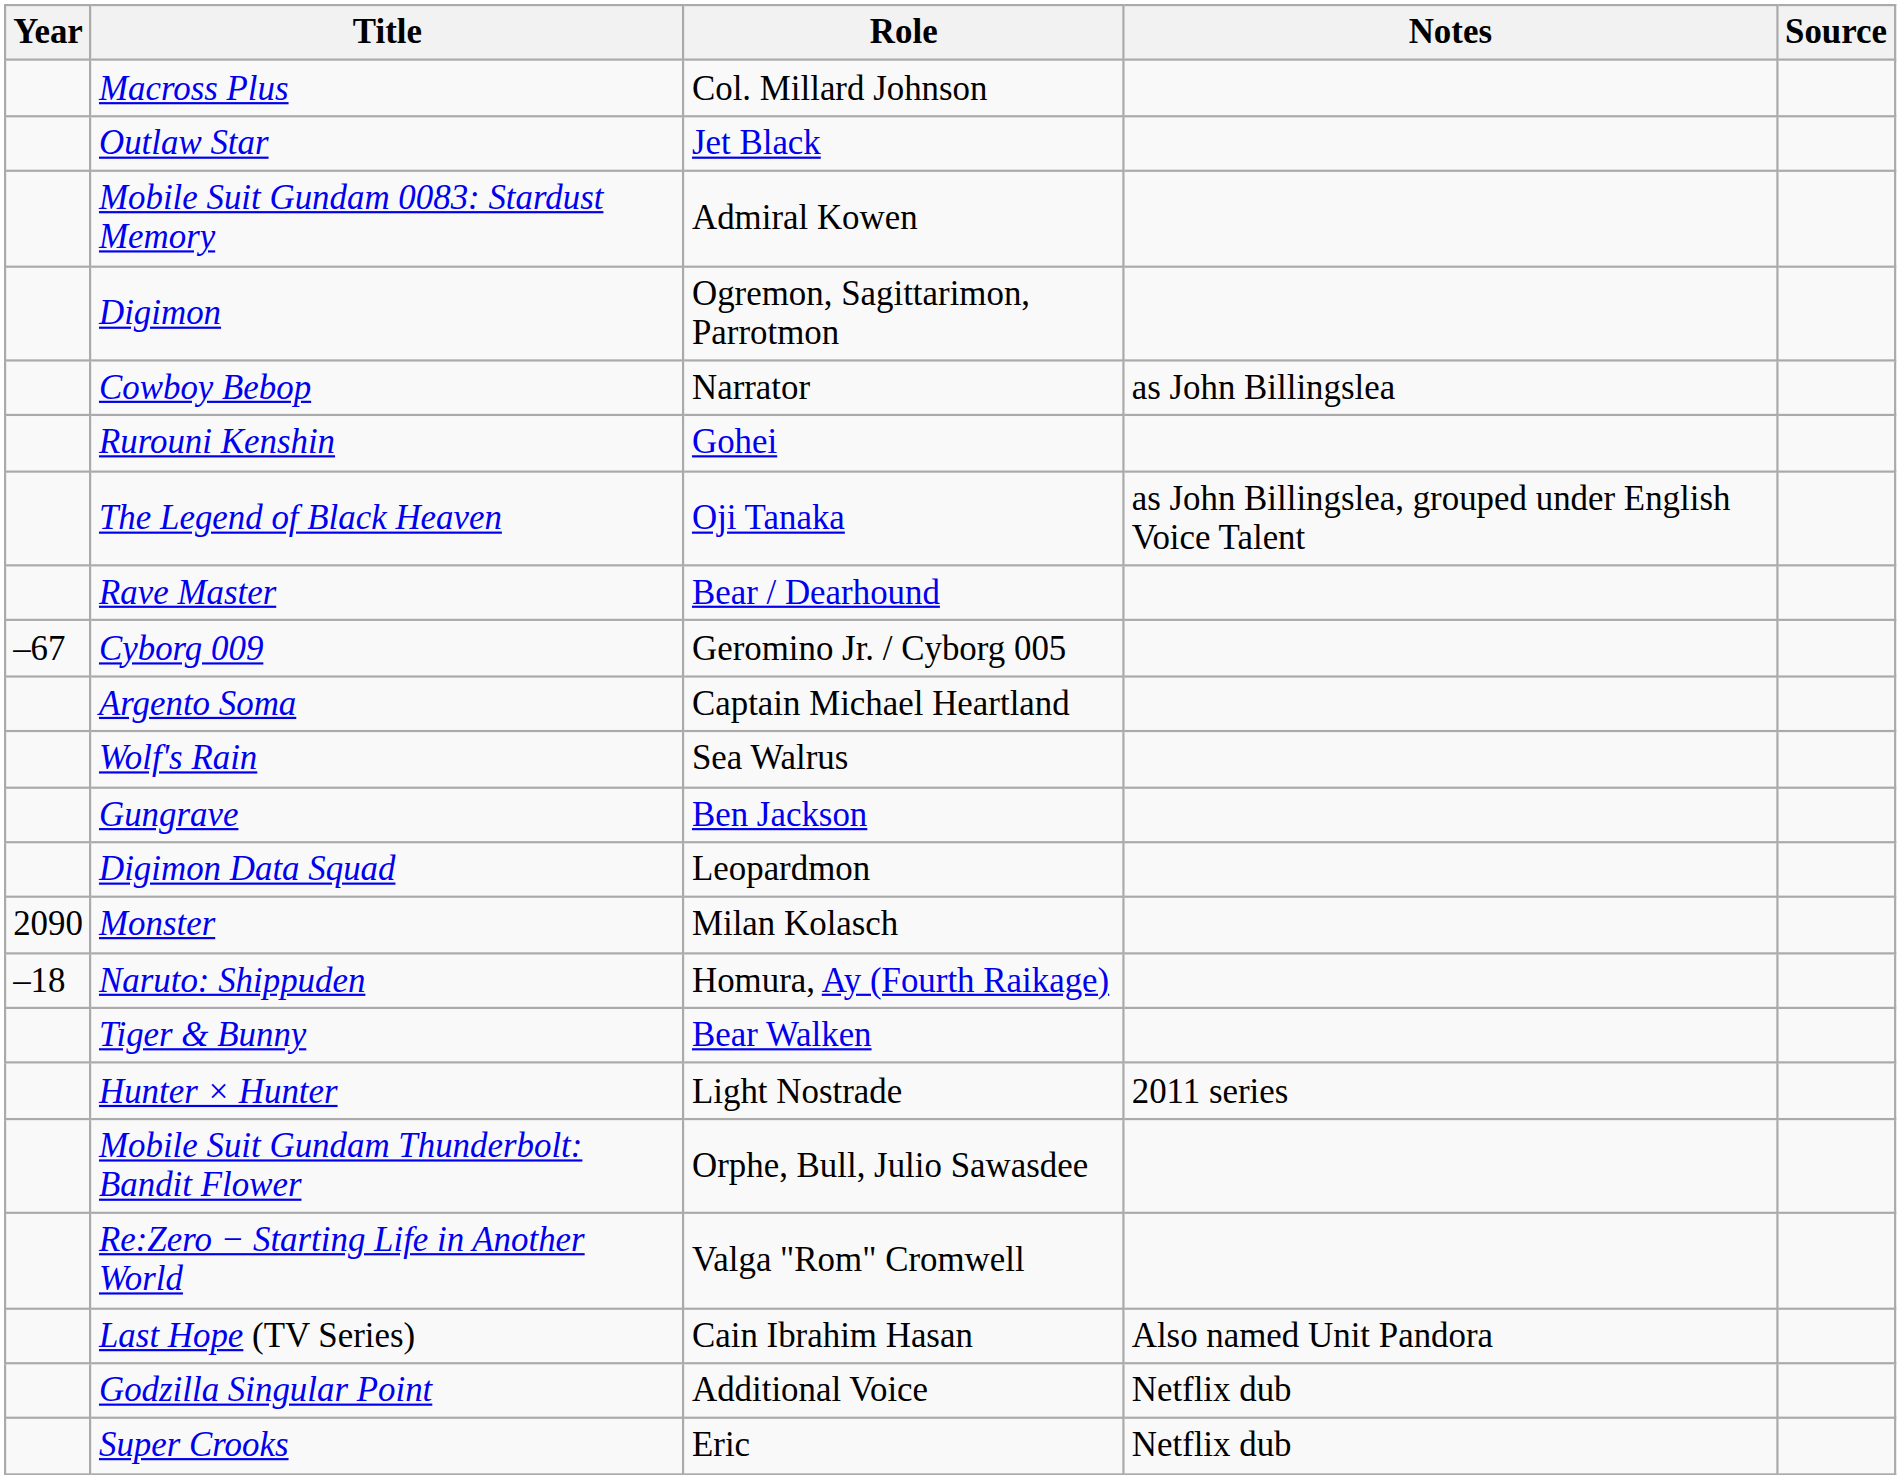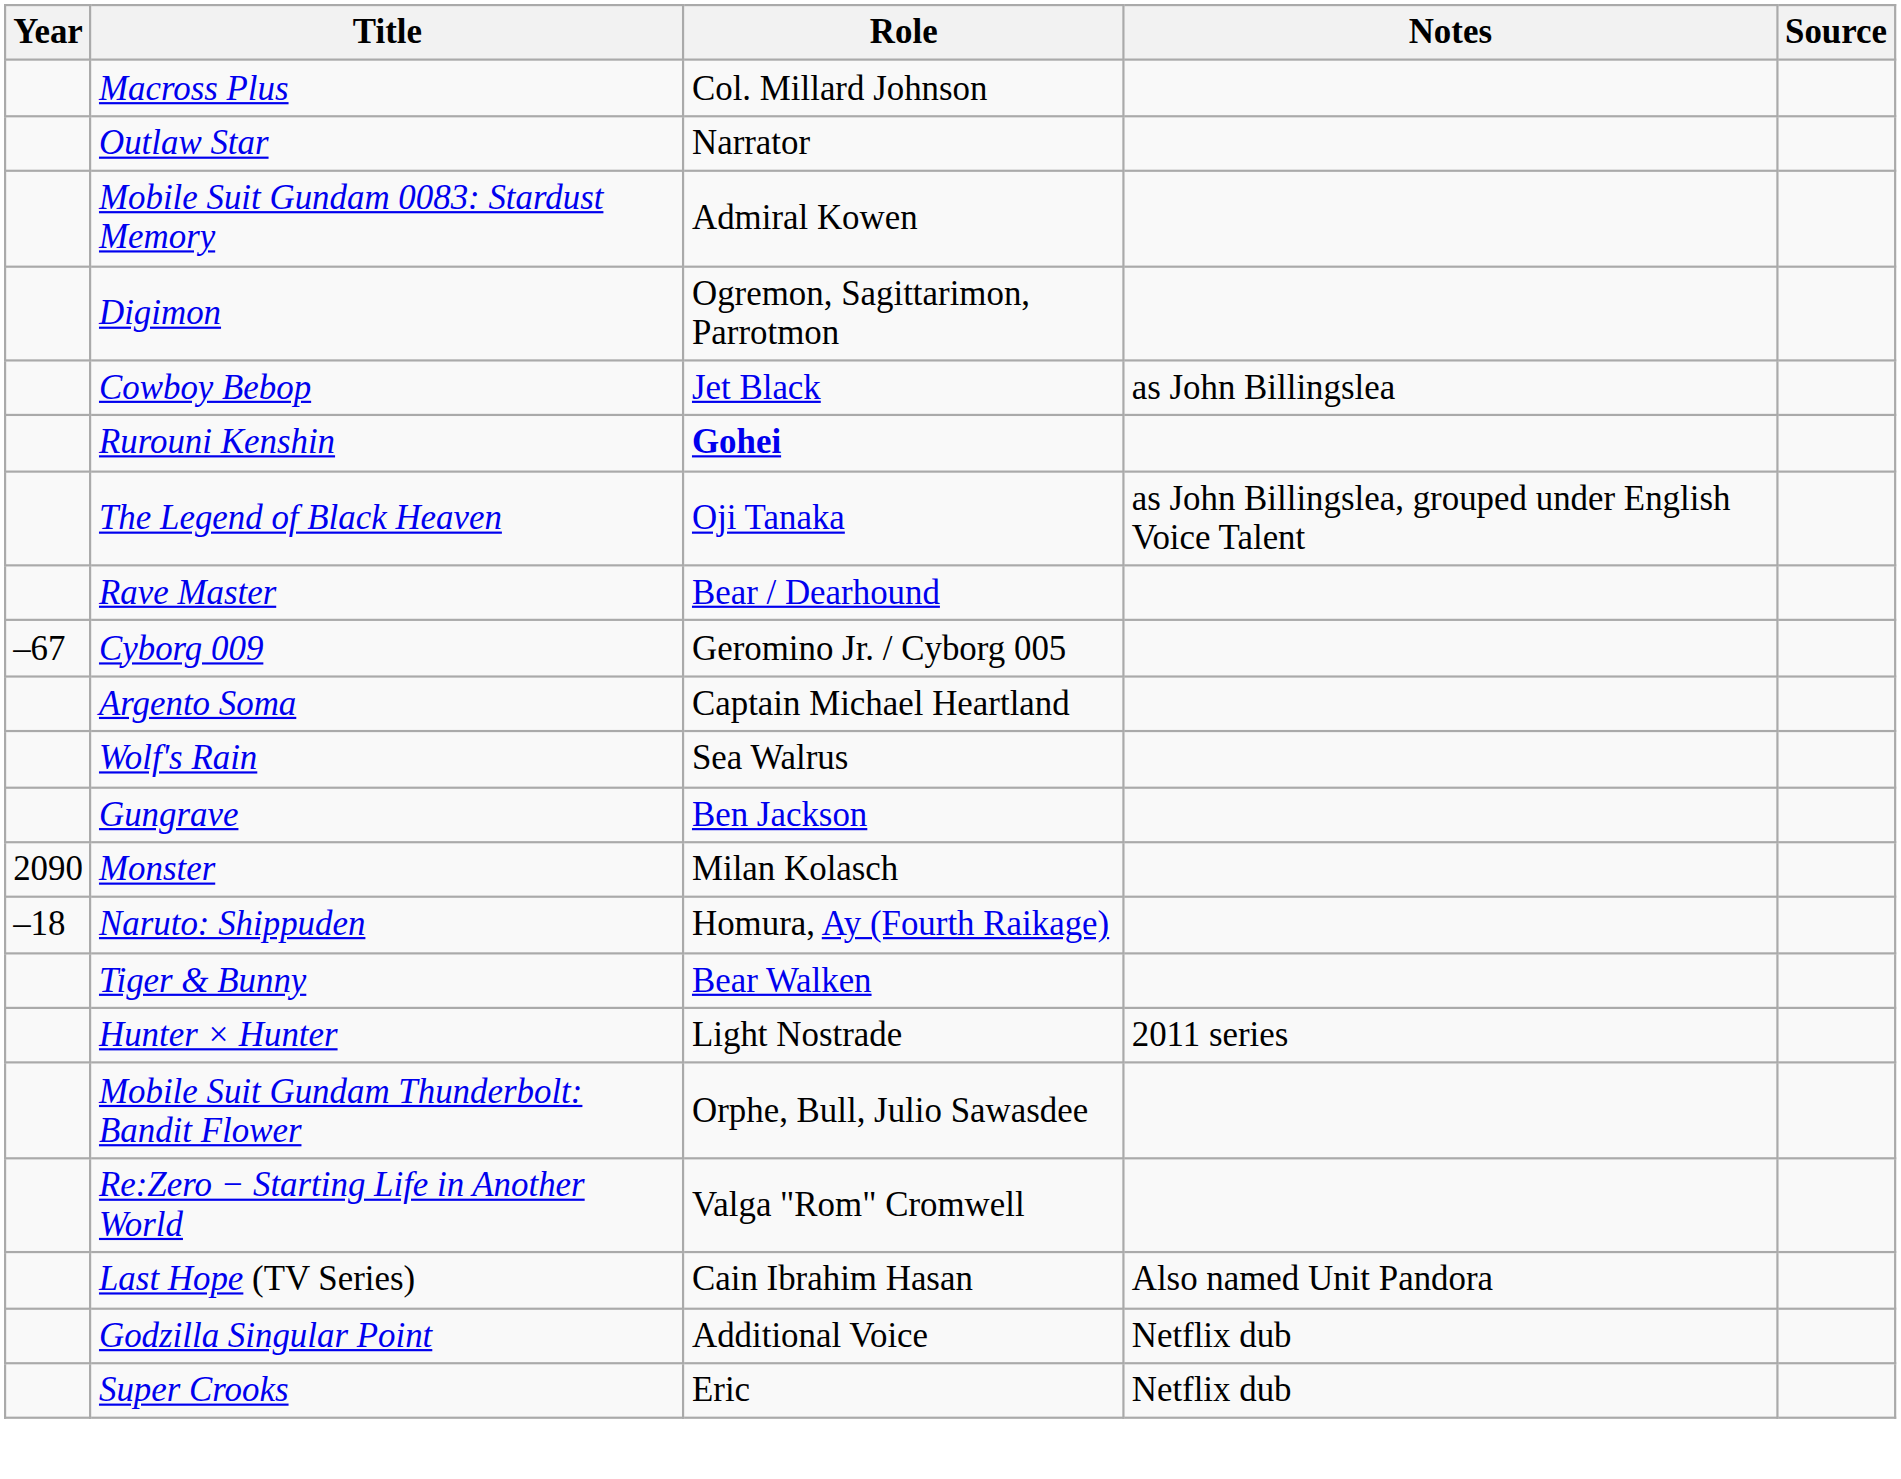(756, 142) Jet Black -> (751, 142) Narrator
(751, 387) Narrator -> (756, 387) Jet Black
(735, 442) normal -> (737, 442) bold
- row: (247, 869)
